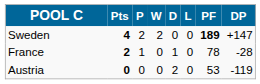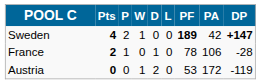+ column: (211, 15)
(160, 35) 2 -> (142, 35) 1
(240, 35) normal -> (240, 35) bold
(160, 70) 0 -> (142, 70) 1
